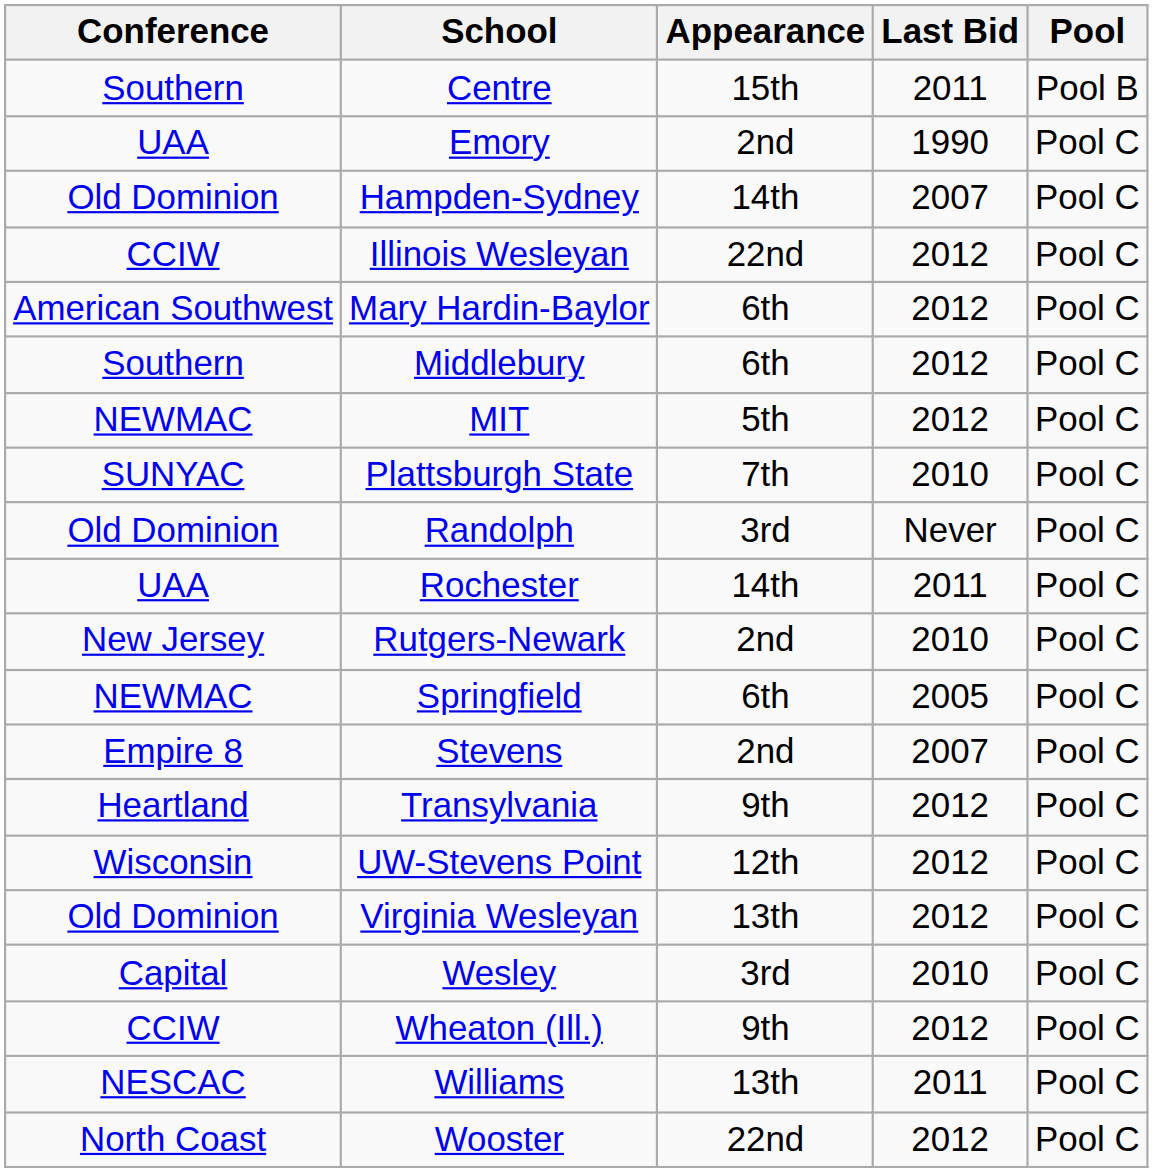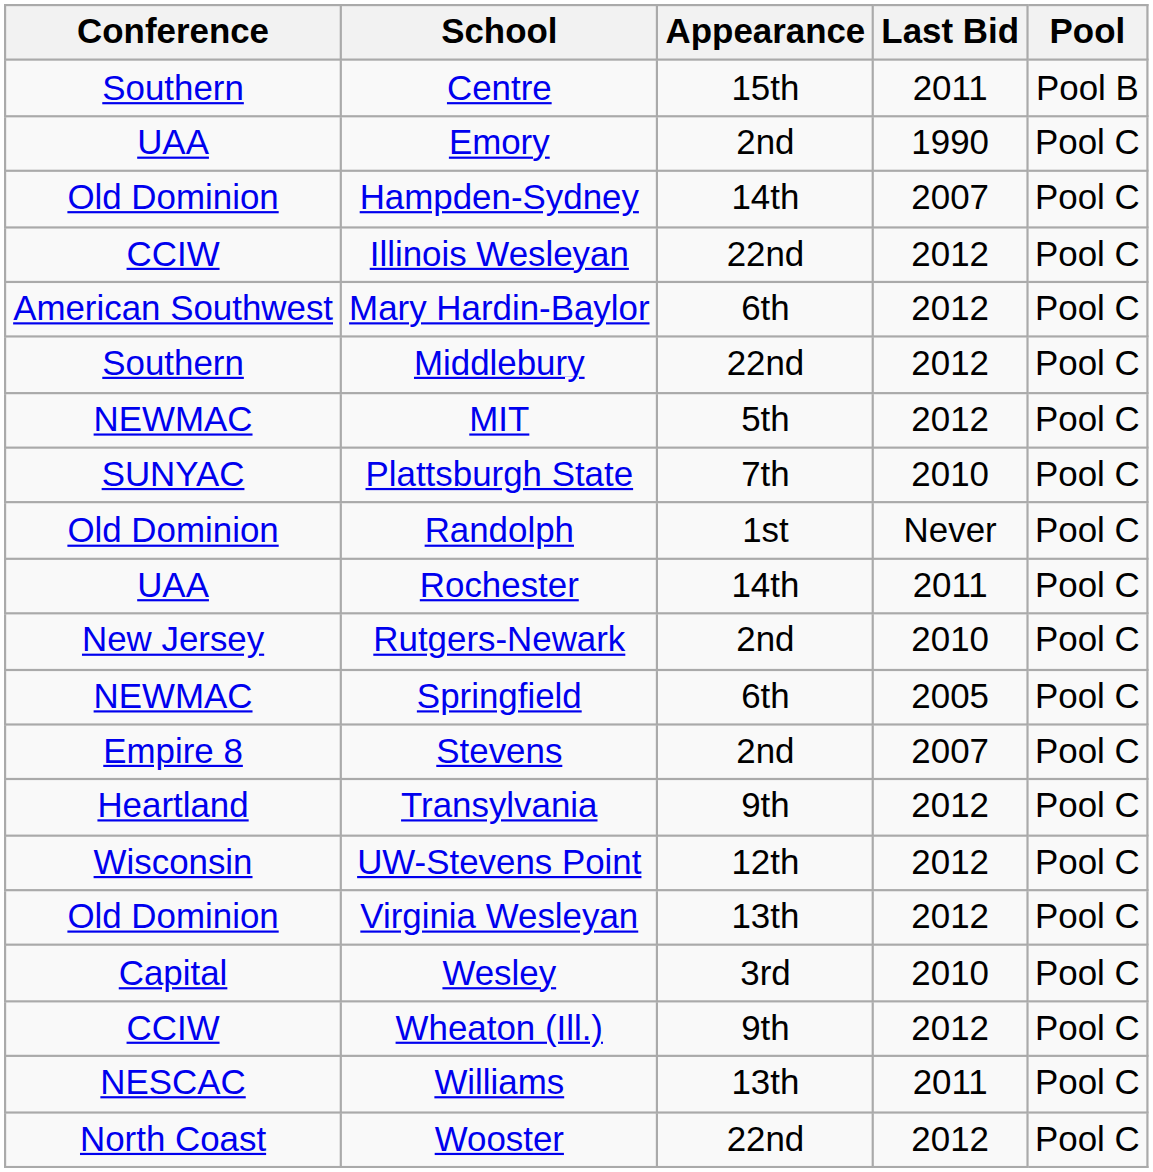(765, 364) 6th -> (765, 364) 22nd
(765, 530) 3rd -> (765, 530) 1st
